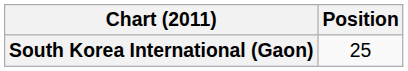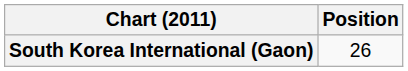(361, 50) 25 -> (361, 50) 26
